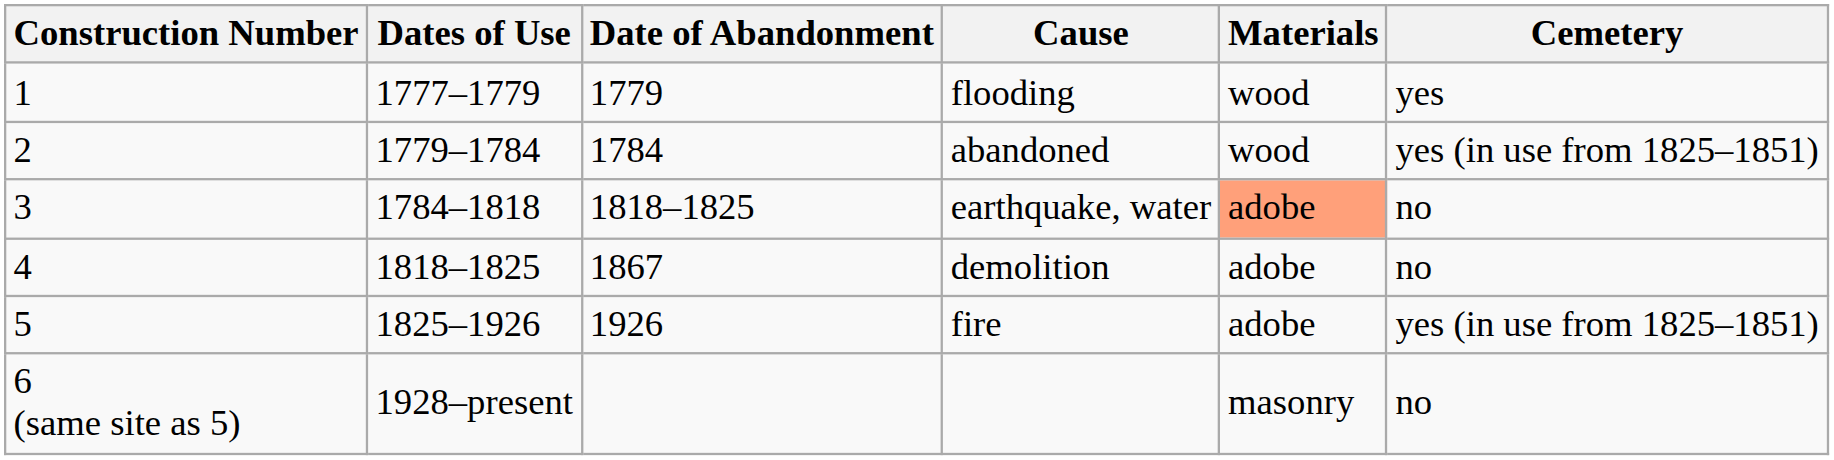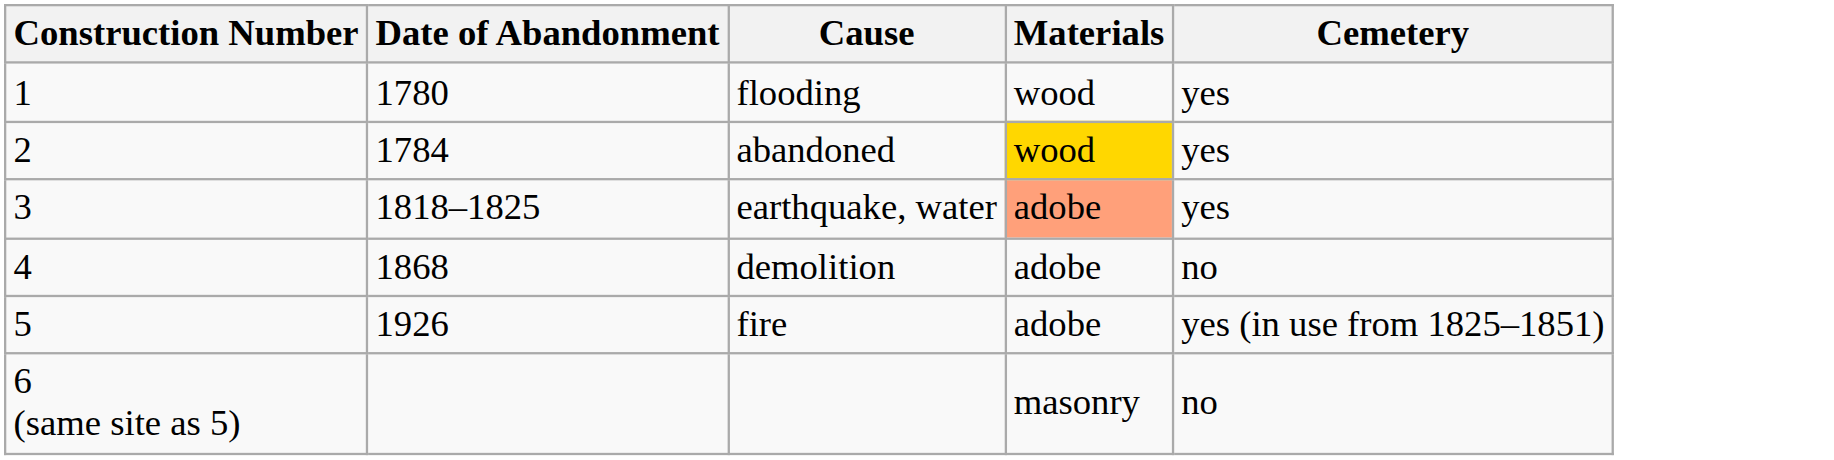- column: (474, 33)
(626, 91) 1779 -> (412, 91) 1780
(1269, 149) no background -> (1054, 149) gold background
(1607, 149) yes (in use from 1825–1851) -> (1206, 149) yes
(1414, 207) no -> (1206, 207) yes
(626, 265) 1867 -> (412, 265) 1868
